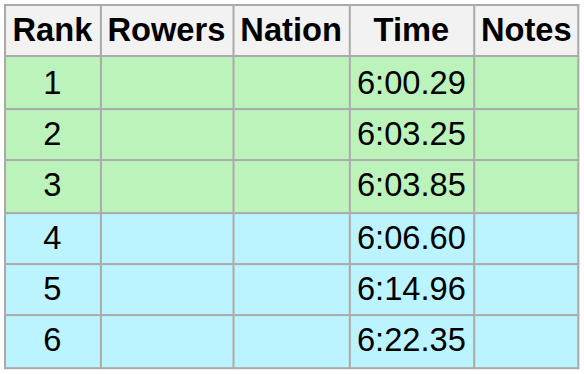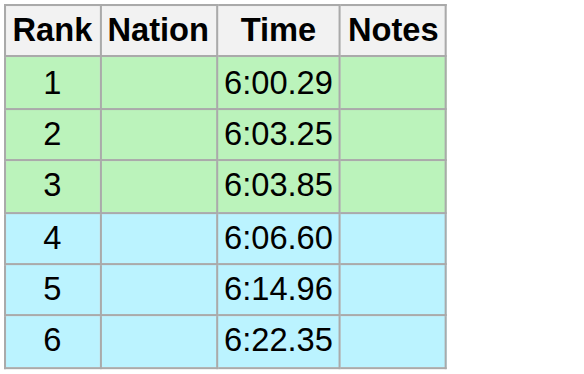- column: (166, 30)
